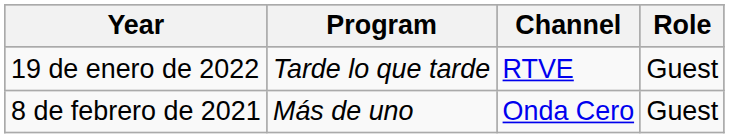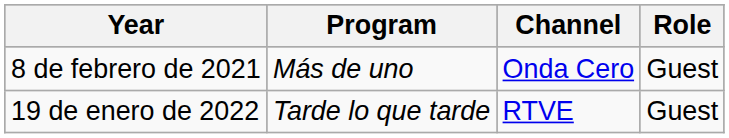rows swapped: (136, 111) <-> (135, 68)
